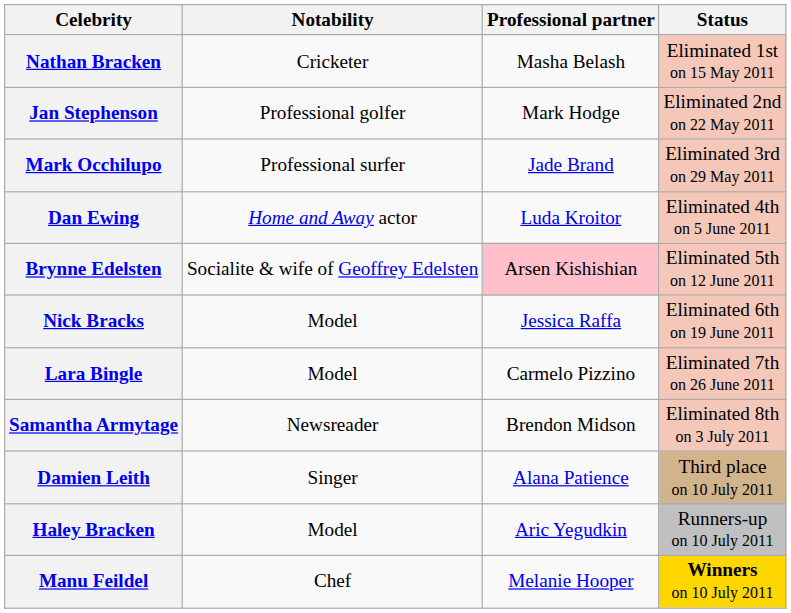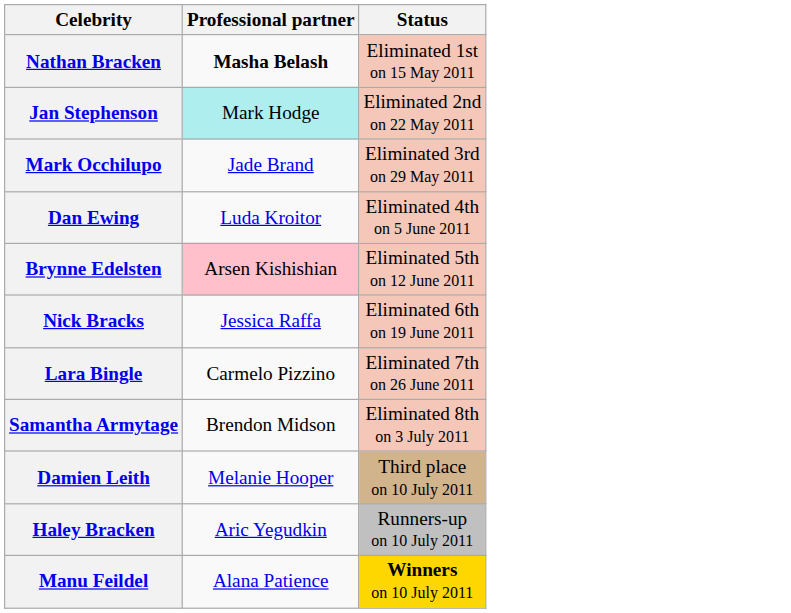- column: (333, 19)
(571, 60) normal -> (271, 60) bold
(571, 113) no background -> (271, 113) paleturquoise background
(571, 477) Alana Patience -> (271, 477) Melanie Hooper
(571, 581) Melanie Hooper -> (271, 581) Alana Patience
